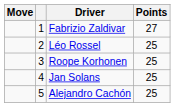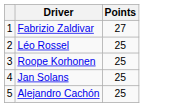- column: (20, 12)
